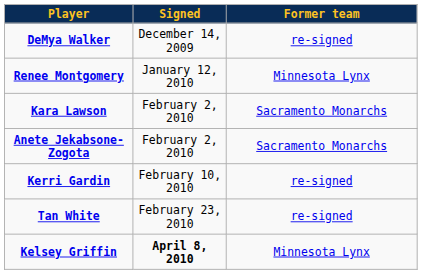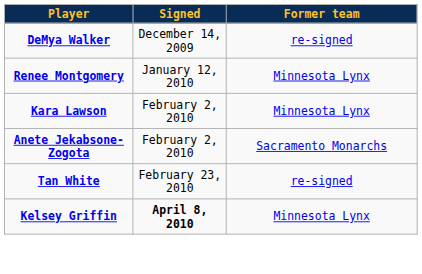(322, 111) Sacramento Monarchs -> (322, 111) Minnesota Lynx
- row: (69, 181)
